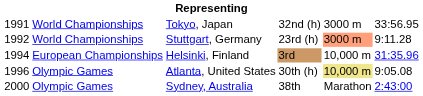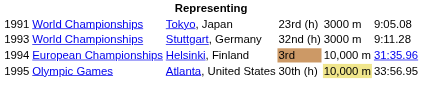(300, 24) 32nd (h) -> (298, 24) 23rd (h)
(397, 24) 33:56.95 -> (393, 24) 9:05.08
(17, 39) 1992 -> (17, 39) 1993
(298, 39) 23rd (h) -> (300, 39) 32nd (h)
(343, 39) lightsalmon background -> (343, 39) no background
(17, 71) 1996 -> (17, 71) 1995
(393, 71) 9:05.08 -> (396, 71) 33:56.95
- row: (209, 86)
